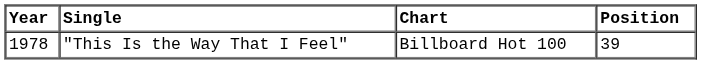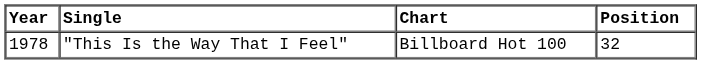(610, 45) 39 -> (610, 45) 32
